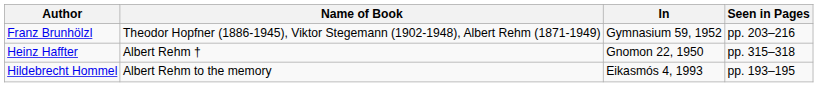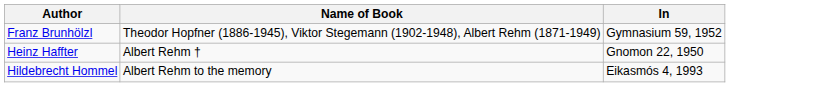- column: (769, 14)
